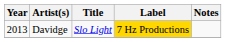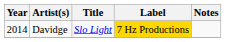(17, 29) 2013 -> (17, 29) 2014
